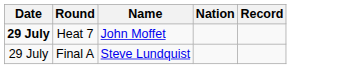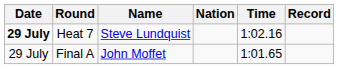+ column: (261, 14)
(133, 34) John Moffet -> (145, 34) Steve Lundquist
(145, 53) Steve Lundquist -> (133, 53) John Moffet
